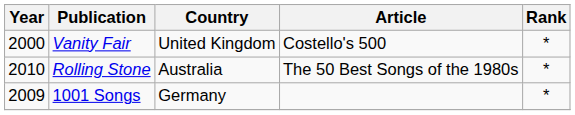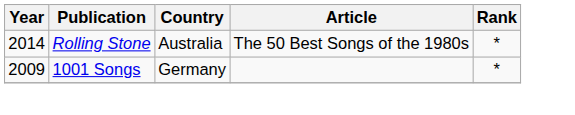- row: (92, 43)
(27, 69) 2010 -> (27, 43) 2014
